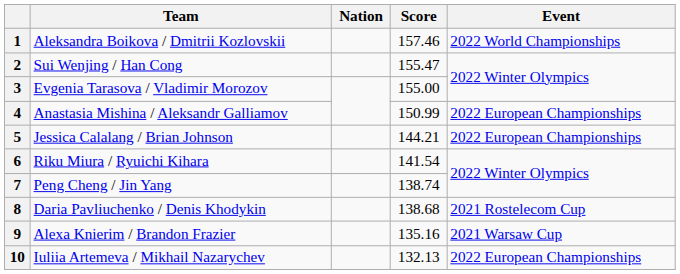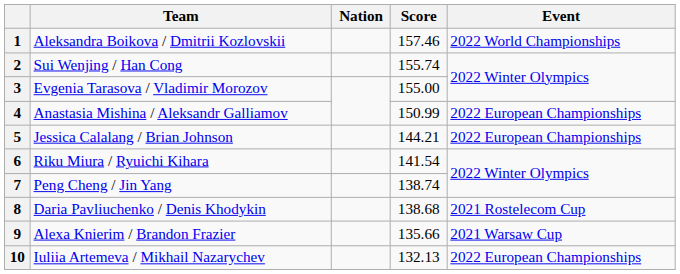(419, 64) 155.47 -> (419, 64) 155.74
(419, 233) 135.16 -> (419, 233) 135.66
